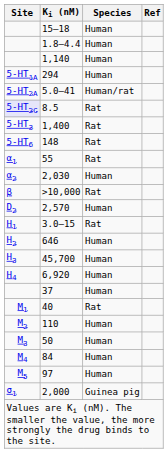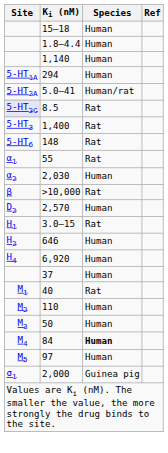- row: (59, 258)
(99, 358) normal -> (99, 341) bold
